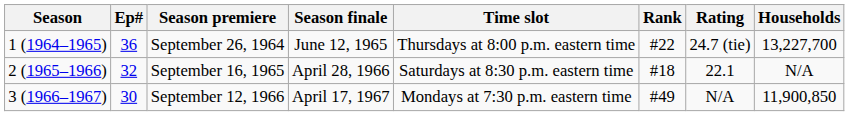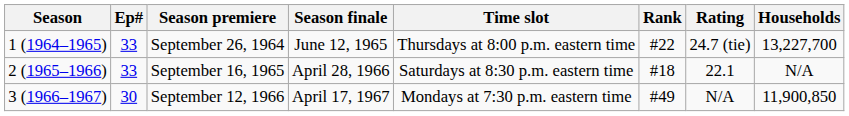(129, 44) 36 -> (129, 44) 33
(129, 70) 32 -> (129, 70) 33
